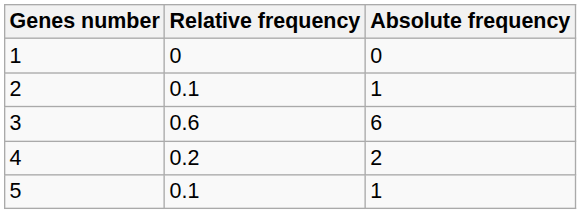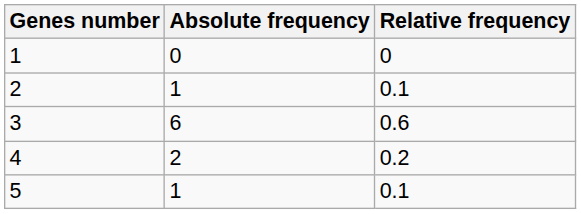columns swapped: (470, 21) <-> (265, 21)
